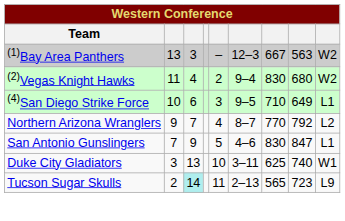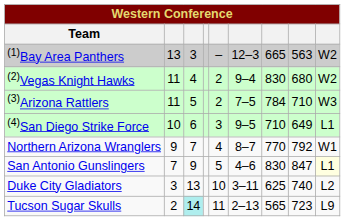(275, 55) 667 -> (275, 55) 665
+ row: (58, 102)
(327, 123) L2 -> (327, 146) W1
(327, 143) no background -> (327, 166) lightyellow background
(327, 163) W1 -> (327, 186) L2
